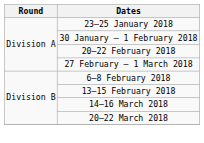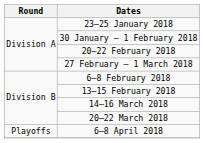+ row: (129, 131)
